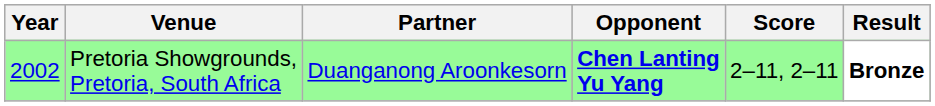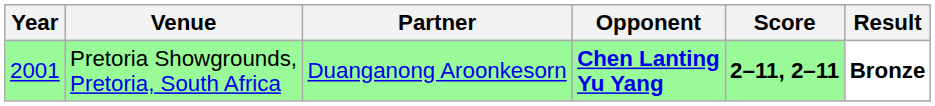(35, 70) 2002 -> (35, 70) 2001
(784, 70) normal -> (785, 70) bold
